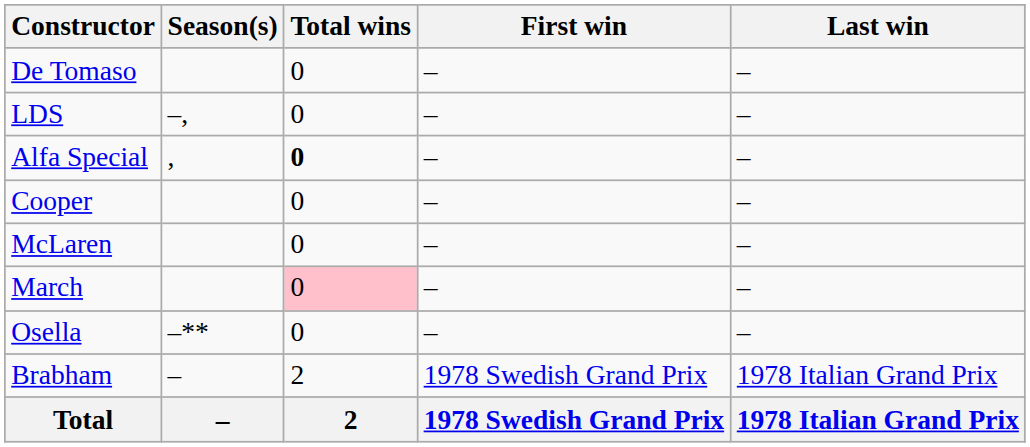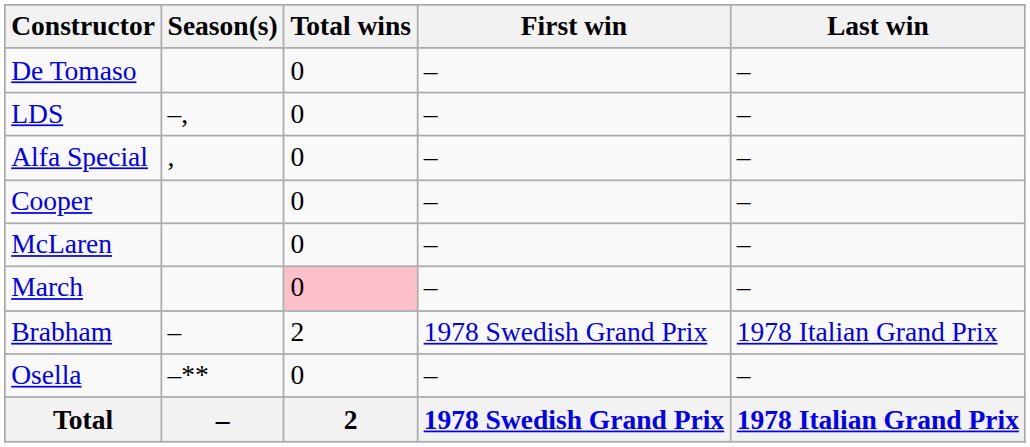(297, 157) bold -> (297, 157) normal
rows swapped: (62, 375) <-> (46, 331)
